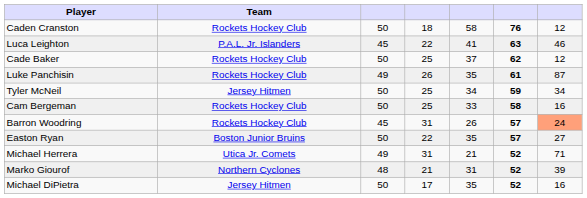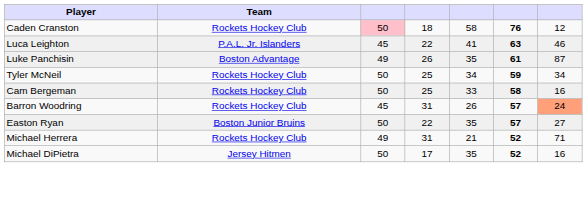(383, 28) no background -> (383, 28) pink background
- row: (33, 59)
(259, 75) Rockets Hockey Club -> (259, 59) Boston Advantage
(259, 91) Jersey Hitmen -> (259, 75) Rockets Hockey Club
(259, 153) Utica Jr. Comets -> (259, 138) Rockets Hockey Club
- row: (38, 169)
